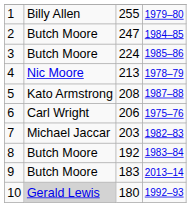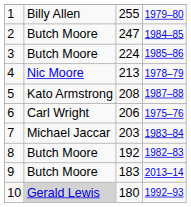(164, 133) 1982–83 -> (164, 133) 1983–84
(164, 153) 1983–84 -> (164, 153) 1982–83
